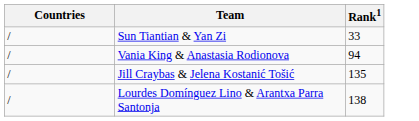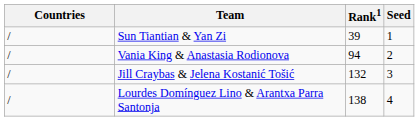+ column: (399, 15)
(354, 36) 33 -> (354, 36) 39
(357, 74) 135 -> (357, 74) 132
